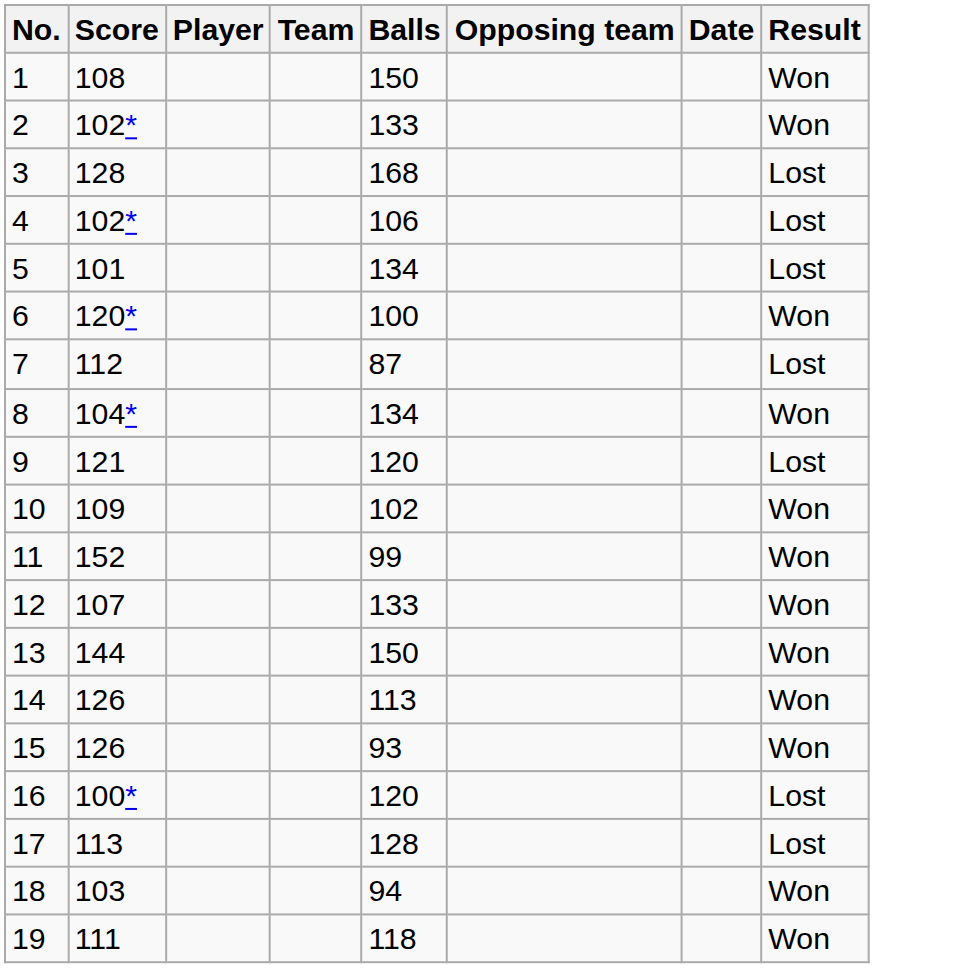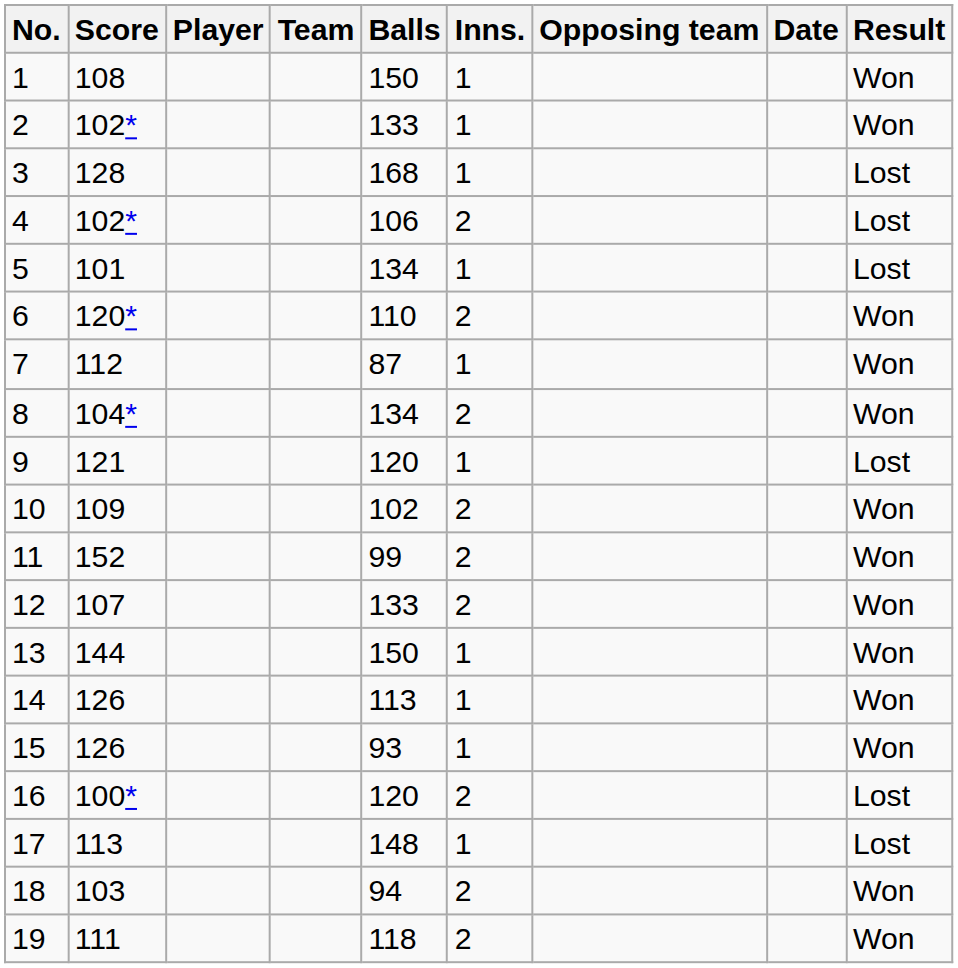+ column: (490, 29)
(394, 316) 100 -> (393, 316) 110
(797, 364) Lost -> (884, 364) Won
(394, 843) 128 -> (394, 843) 148
